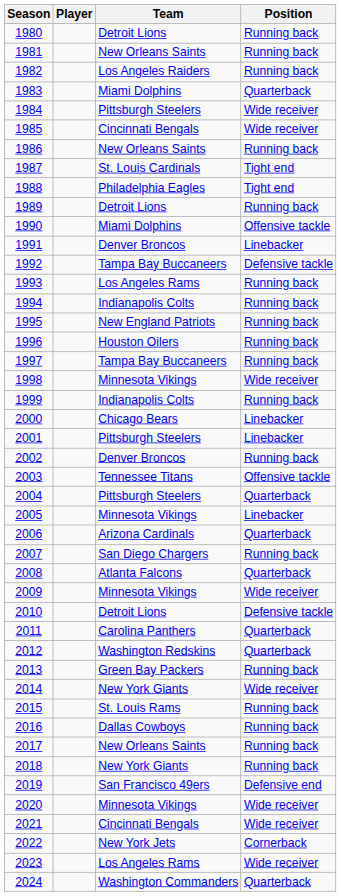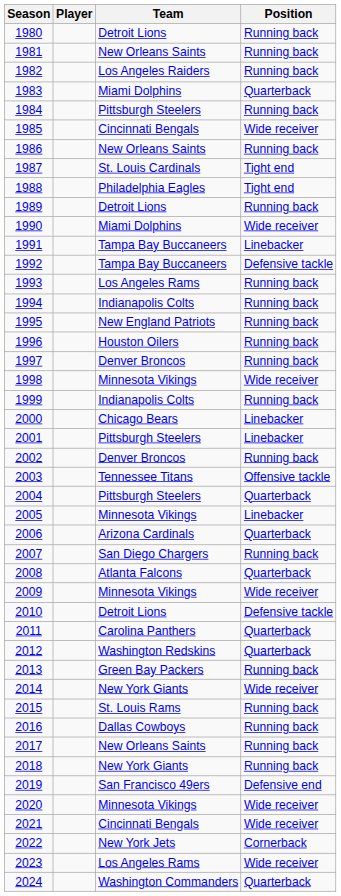(281, 110) Wide receiver -> (281, 110) Running back
(287, 226) Offensive tackle -> (281, 226) Wide receiver
(142, 245) Denver Broncos -> (162, 245) Tampa Bay Buccaneers
(162, 361) Tampa Bay Buccaneers -> (142, 361) Denver Broncos
